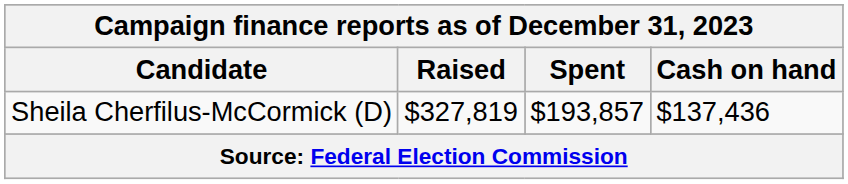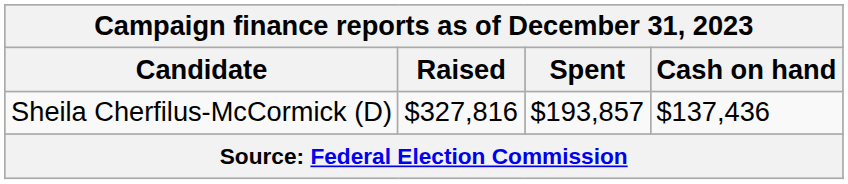(461, 112) $327,819 -> (461, 112) $327,816
